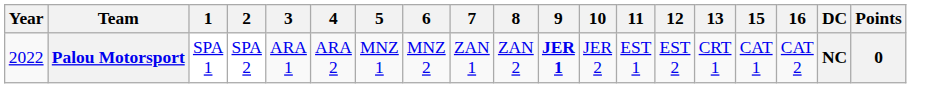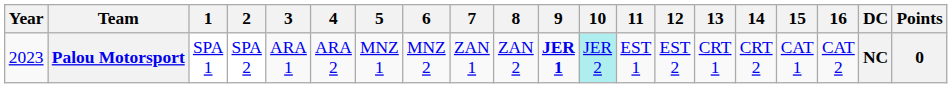+ column: (756, 18)
(26, 57) 2022 -> (26, 57) 2023
(598, 57) no background -> (598, 57) paleturquoise background
